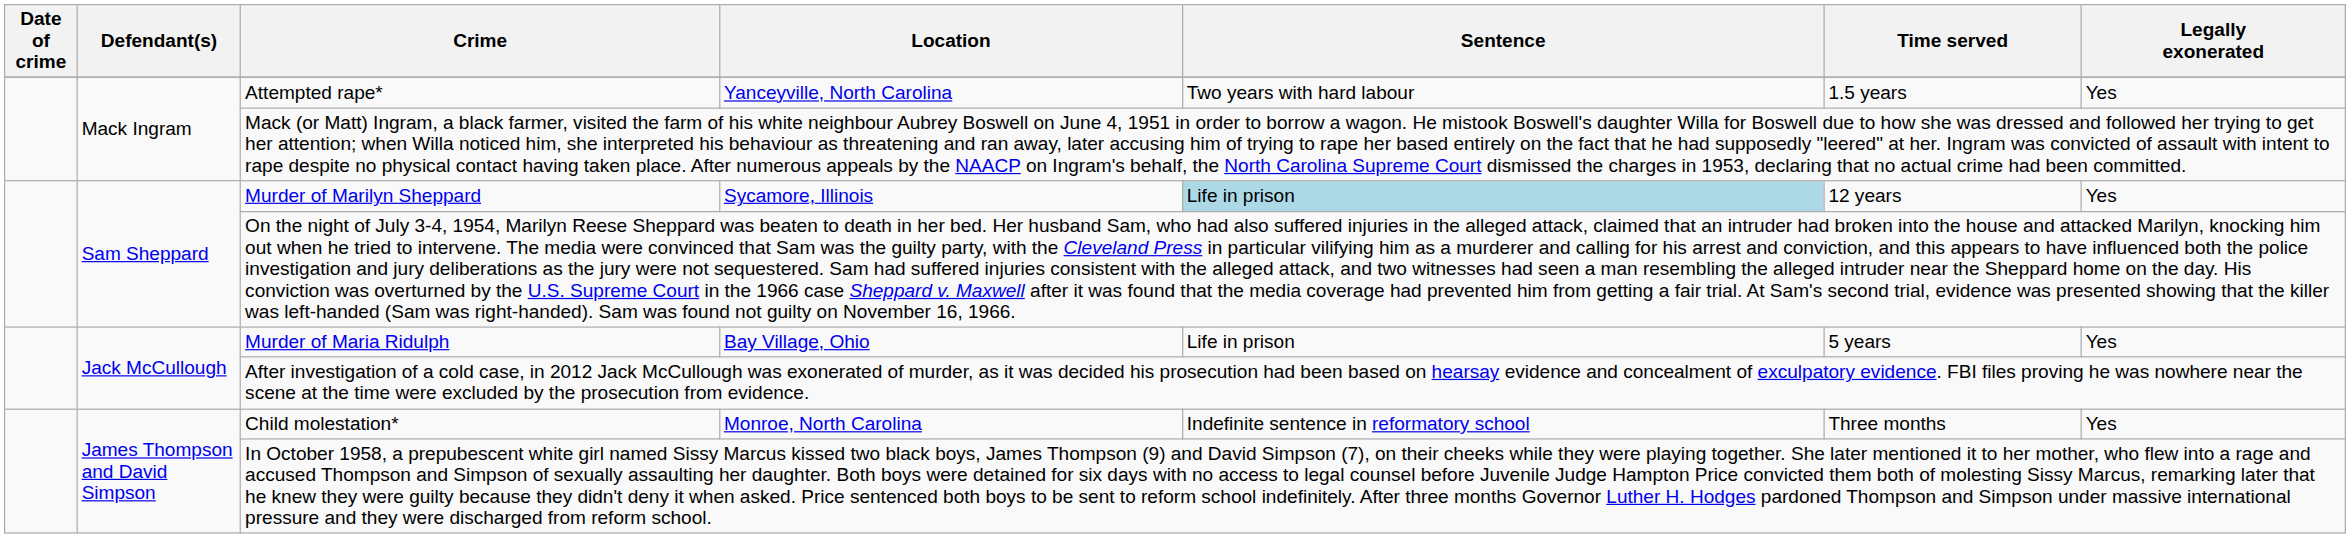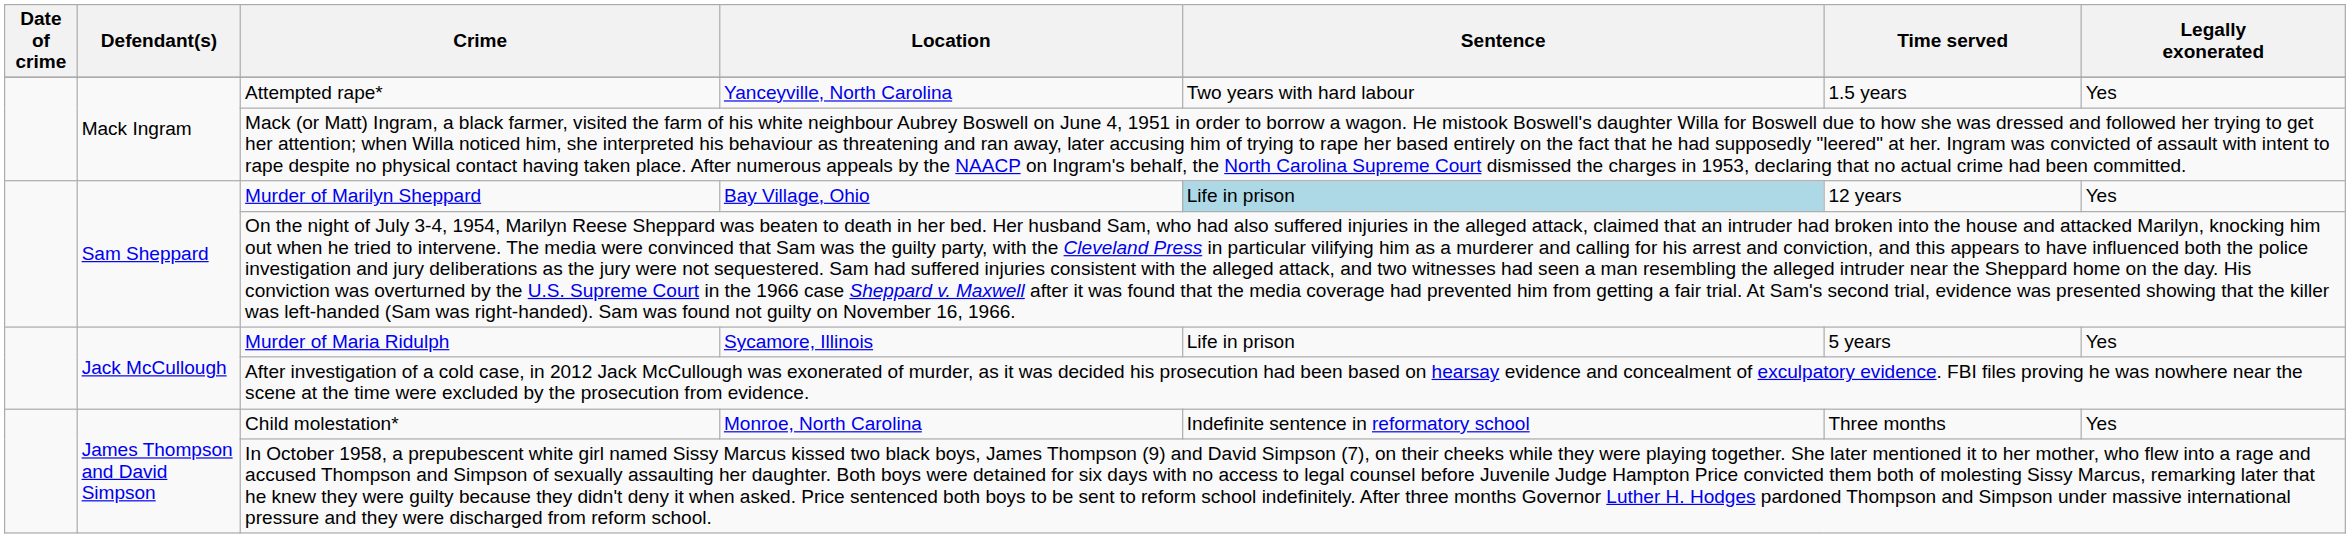(799, 195) Sycamore, Illinois -> (797, 195) Bay Village, Ohio
(797, 341) Bay Village, Ohio -> (799, 341) Sycamore, Illinois
